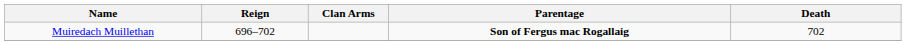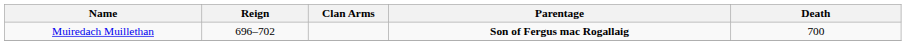(816, 31) 702 -> (816, 31) 700
